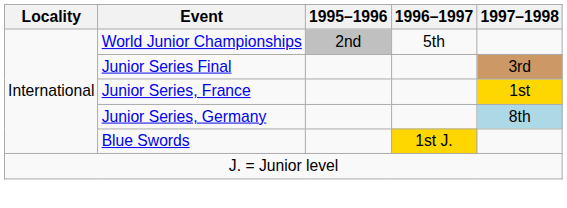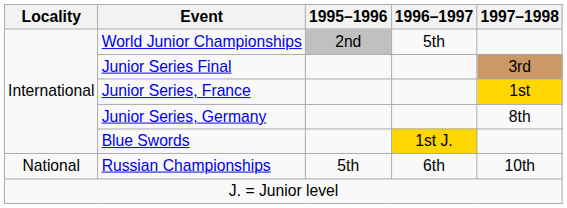(520, 116) lightblue background -> (520, 116) no background
+ row: (186, 166)
